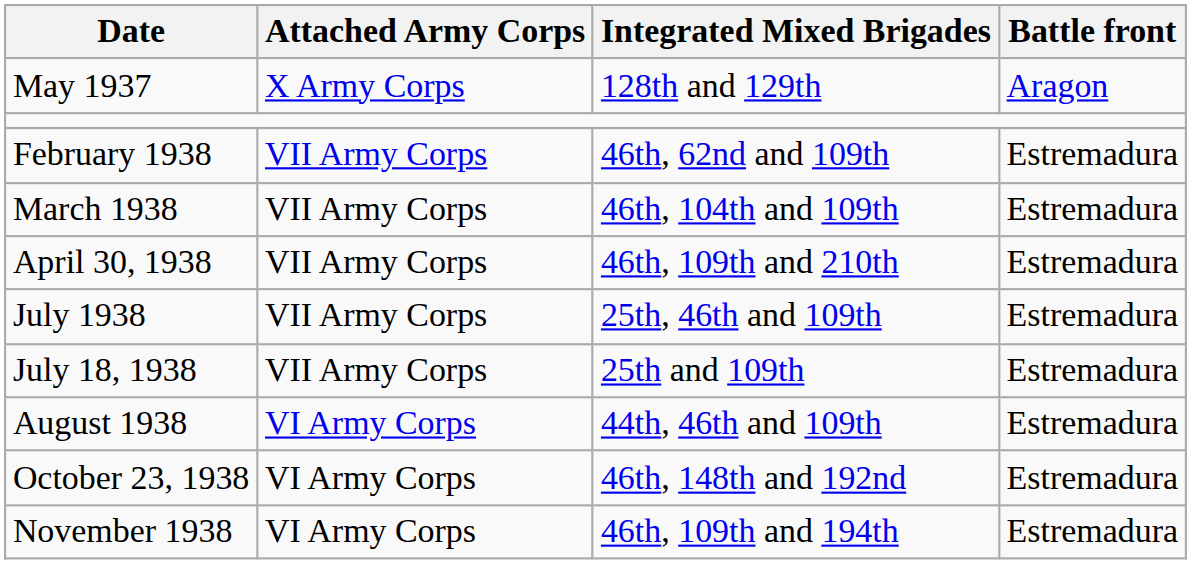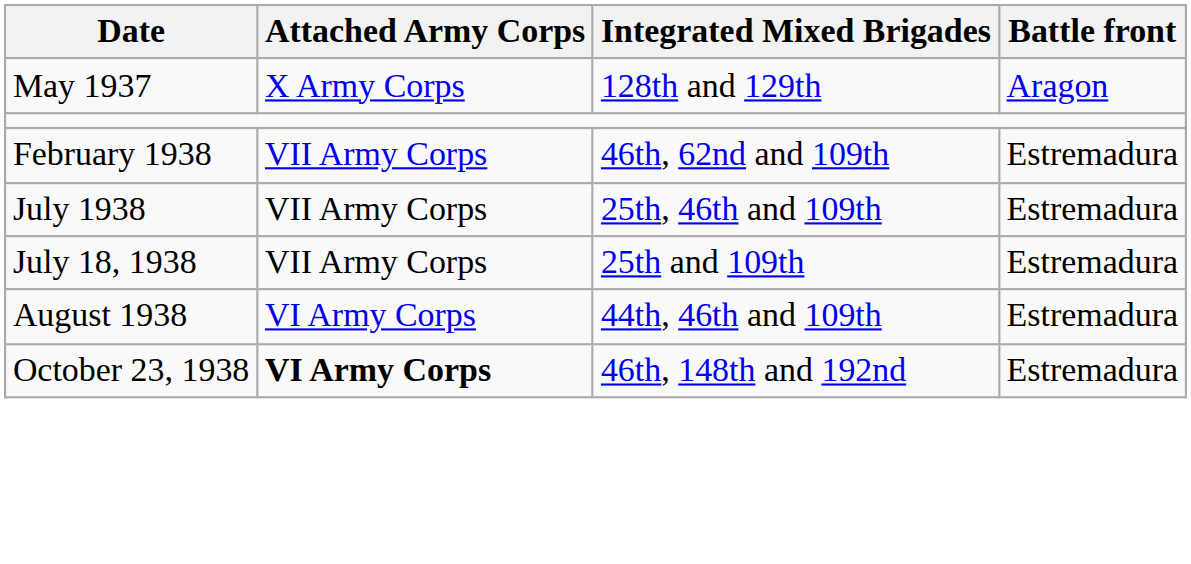- row: (95, 208)
- row: (112, 262)
(370, 477) normal -> (378, 369) bold
- row: (123, 531)
